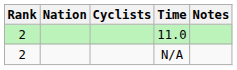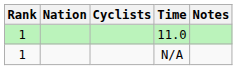(22, 34) 2 -> (22, 34) 1
(22, 54) 2 -> (22, 54) 1
